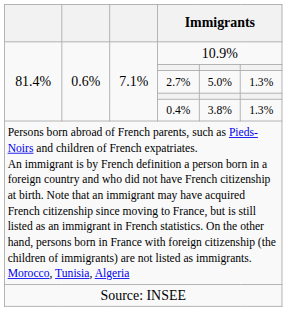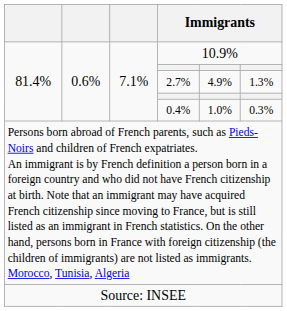(220, 82) 5.0% -> (220, 82) 4.9%
(220, 111) 3.8% -> (220, 111) 1.0%
(261, 111) 1.3% -> (261, 111) 0.3%
